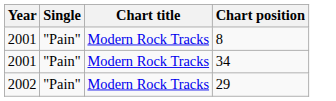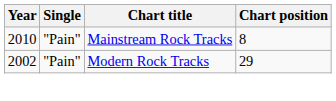(22, 38) 2001 -> (22, 38) 2010
(148, 38) Modern Rock Tracks -> (160, 38) Mainstream Rock Tracks
- row: (223, 61)
